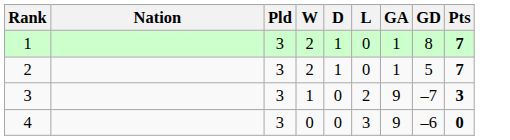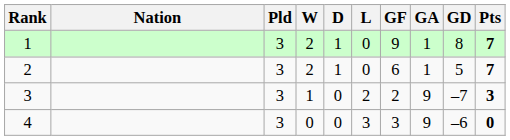+ column: (395, 17)
